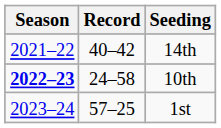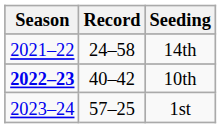(112, 49) 40–42 -> (112, 49) 24–58
(112, 78) 24–58 -> (112, 78) 40–42
